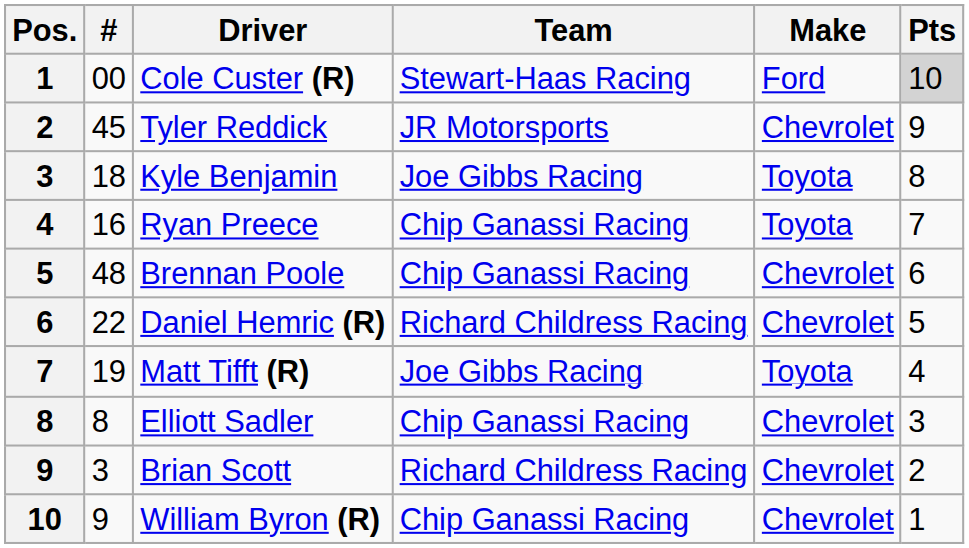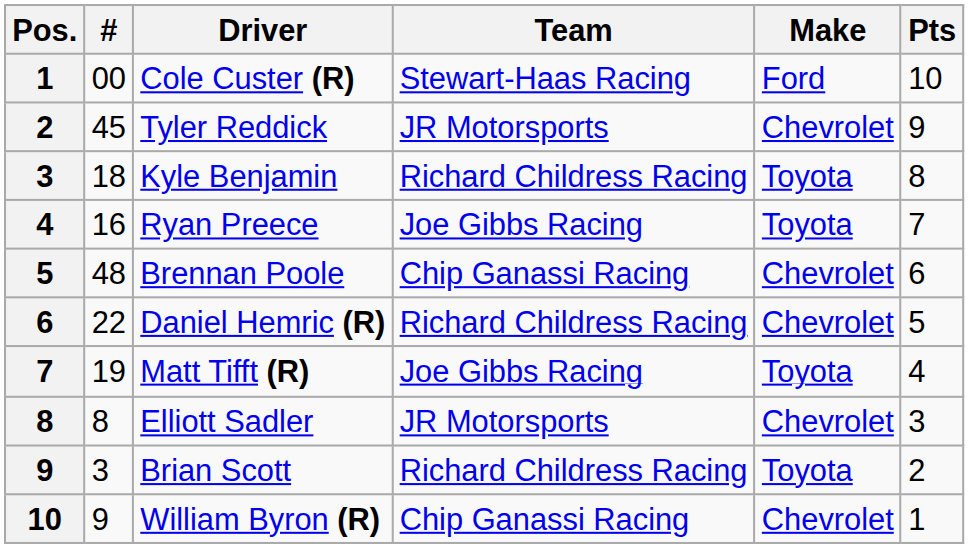(925, 78) lightgrey background -> (925, 78) no background
(521, 176) Joe Gibbs Racing -> (574, 176) Richard Childress Racing
(544, 225) Chip Ganassi Racing -> (521, 225) Joe Gibbs Racing
(544, 420) Chip Ganassi Racing -> (504, 420) JR Motorsports
(828, 469) Chevrolet -> (807, 469) Toyota
